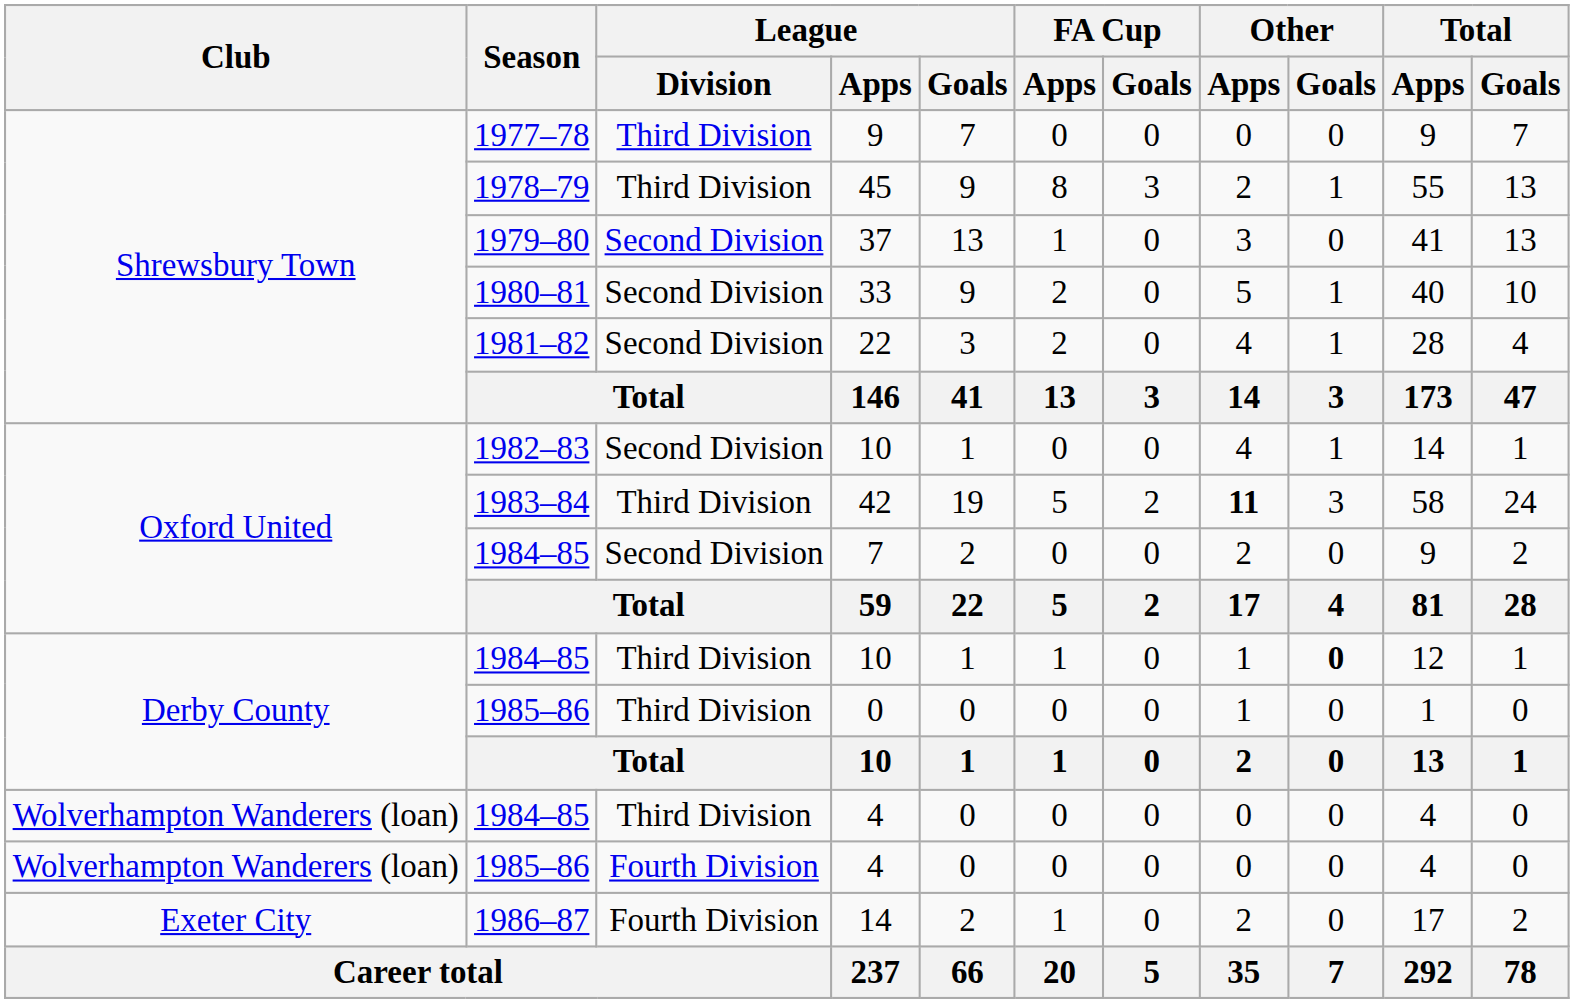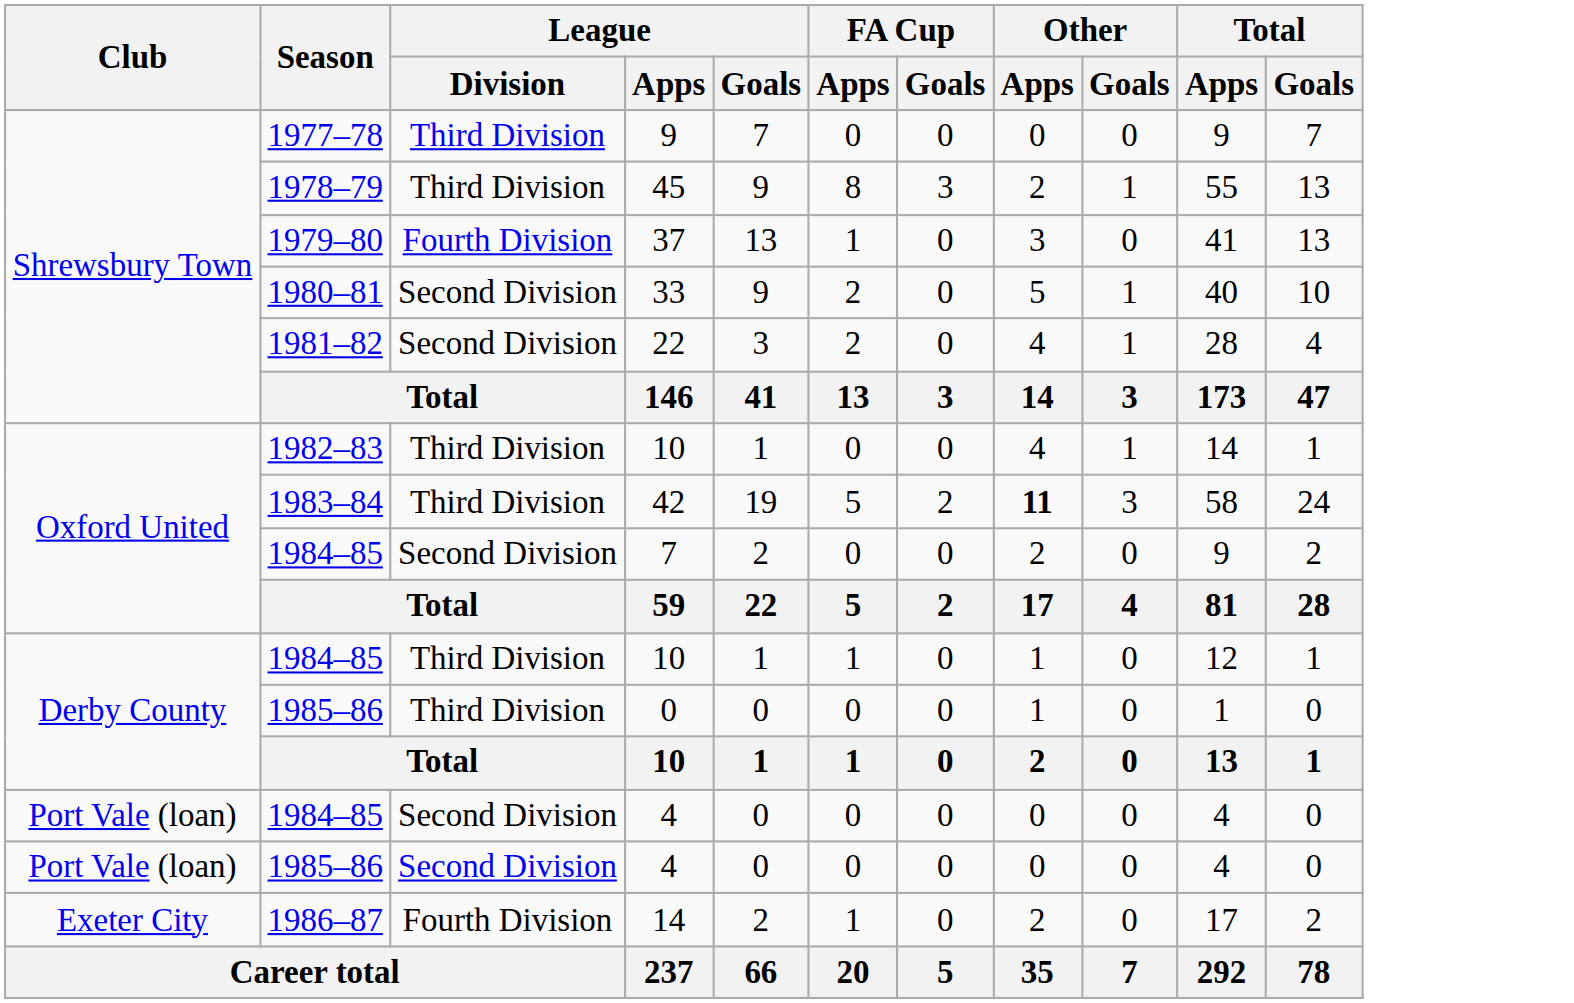(714, 239) Second Division -> (507, 239) Fourth Division
(714, 448) Second Division -> (507, 448) Third Division
(1336, 657) bold -> (1129, 657) normal
(236, 814) Wolverhampton Wanderers (loan) -> (132, 814) Port Vale (loan)
(714, 814) Third Division -> (507, 814) Second Division
(236, 866) Wolverhampton Wanderers (loan) -> (132, 866) Port Vale (loan)
(714, 866) Fourth Division -> (507, 866) Second Division
